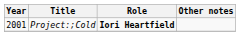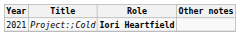(16, 25) 2001 -> (16, 25) 2021
